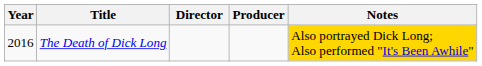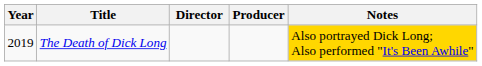(21, 43) 2016 -> (21, 43) 2019
